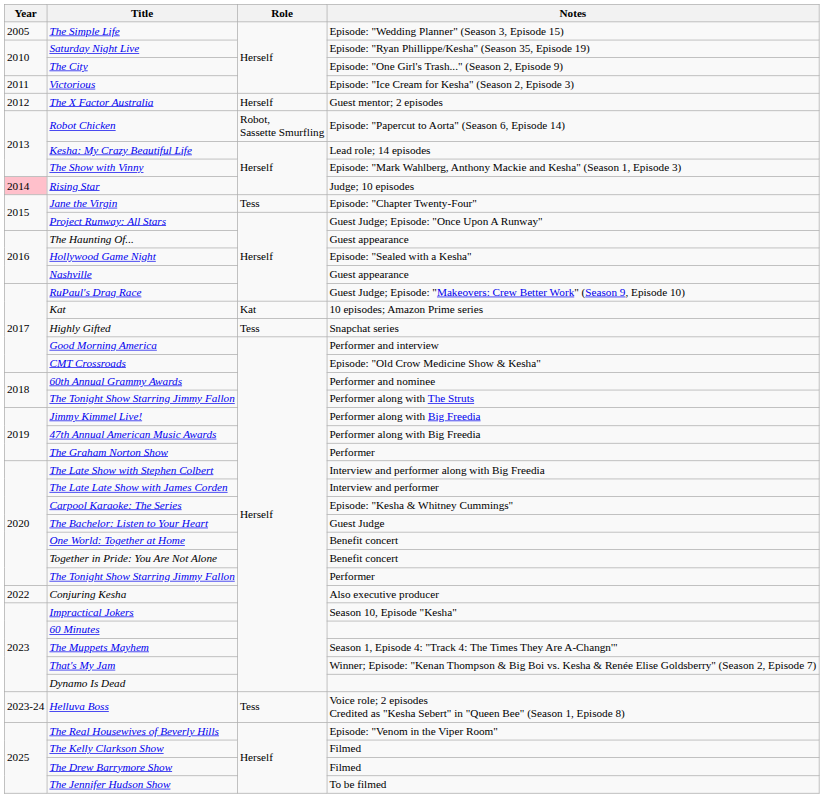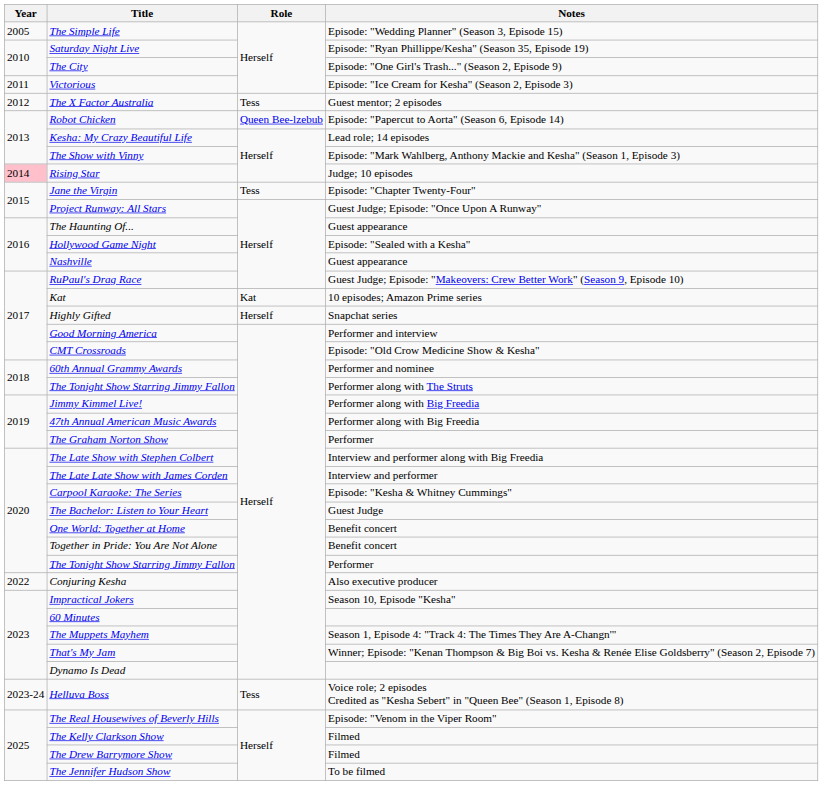(256, 102) Herself -> (250, 102) Tess
(282, 126) Robot, Sassette Smurfling -> (281, 119) Queen Bee-lzebub
(250, 327) Tess -> (256, 315) Herself
